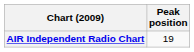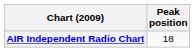(168, 39) 19 -> (168, 39) 18
